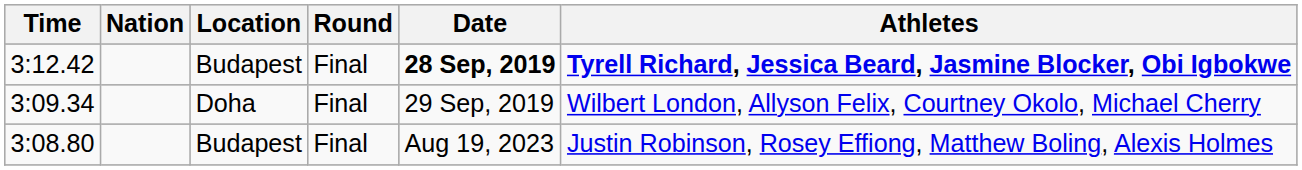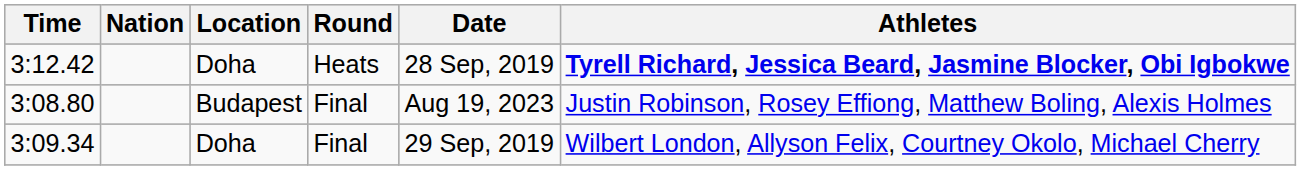(249, 64) Budapest -> (226, 64) Doha
(341, 64) Final -> (346, 64) Heats
(480, 64) bold -> (479, 64) normal
rows swapped: (52, 104) <-> (52, 143)
